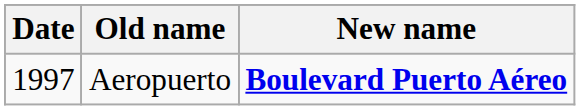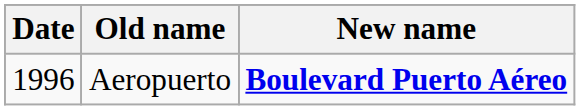(43, 78) 1997 -> (43, 78) 1996
